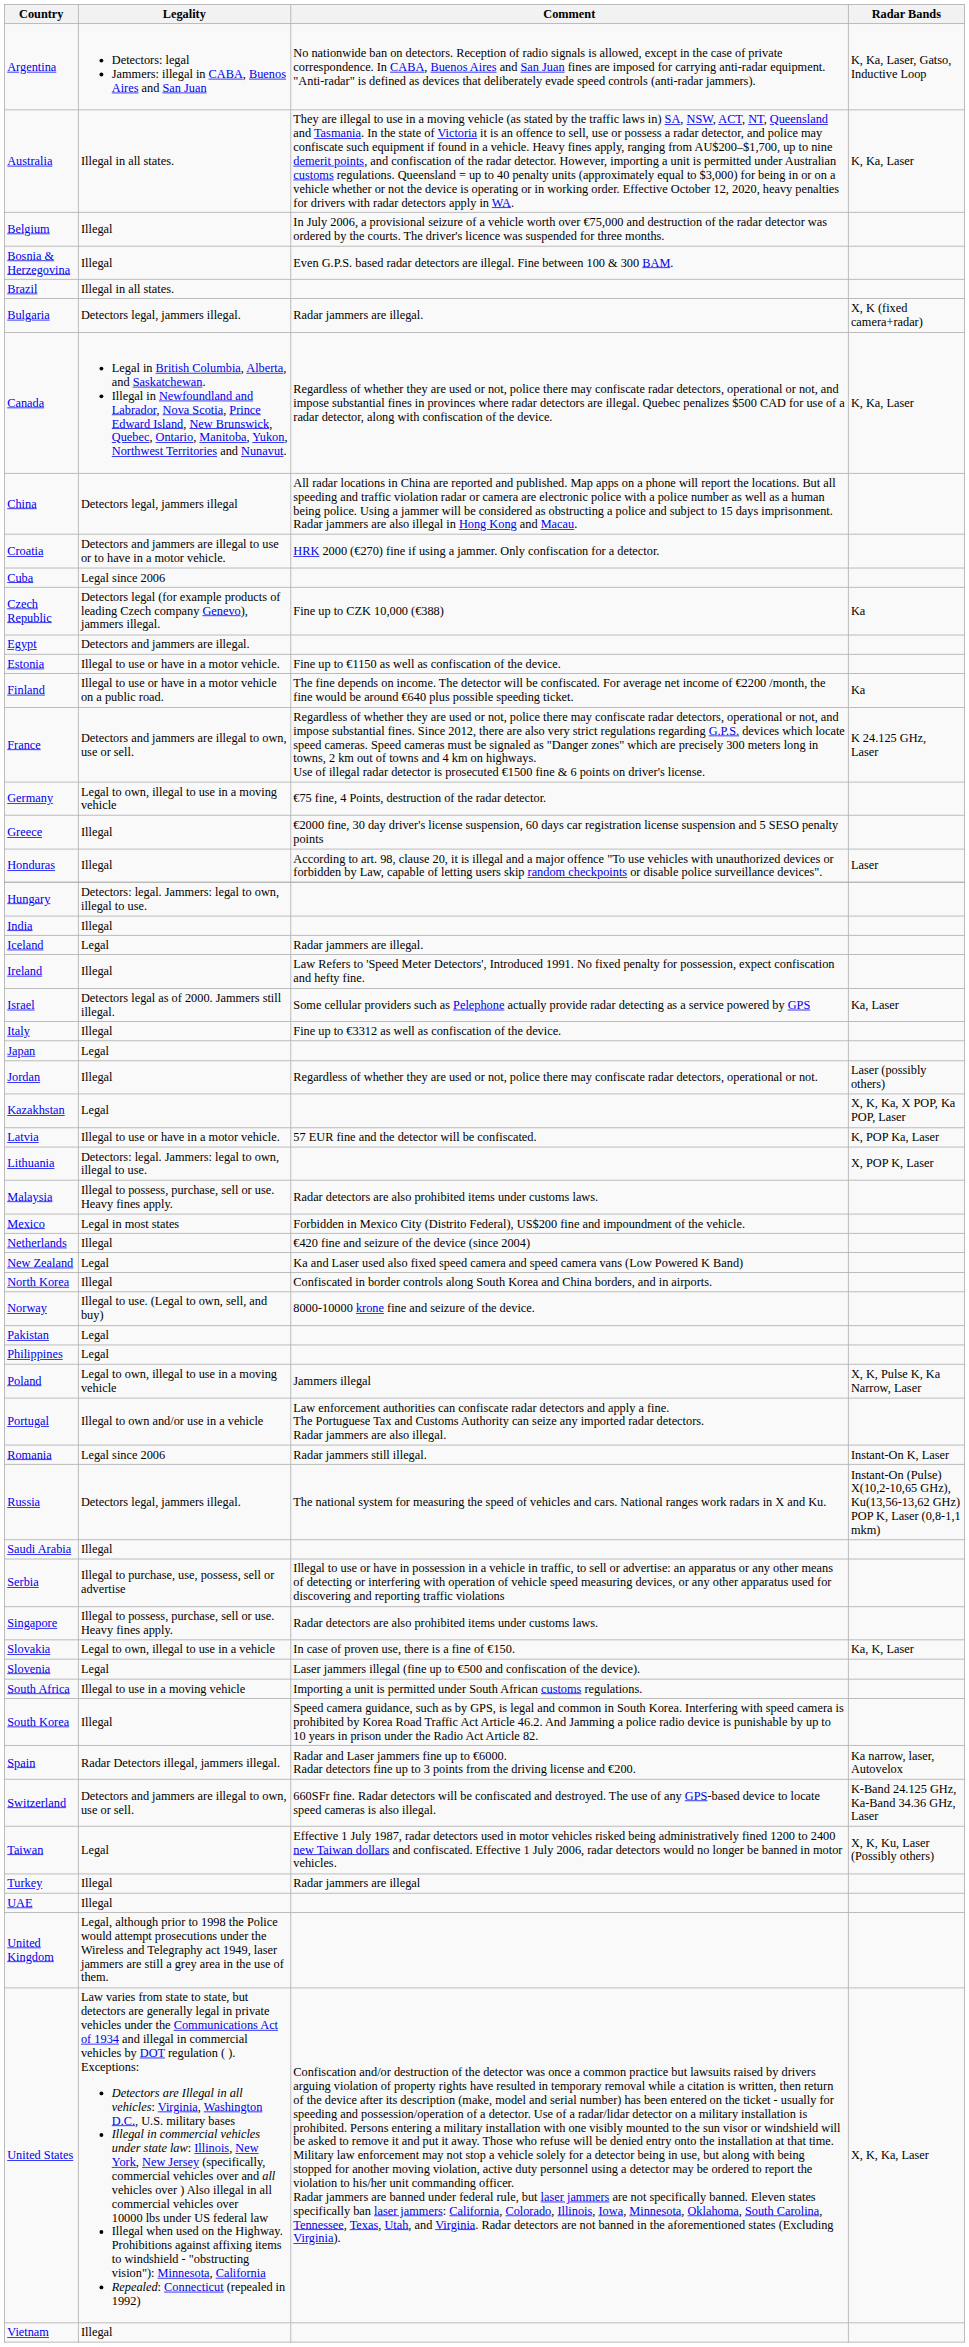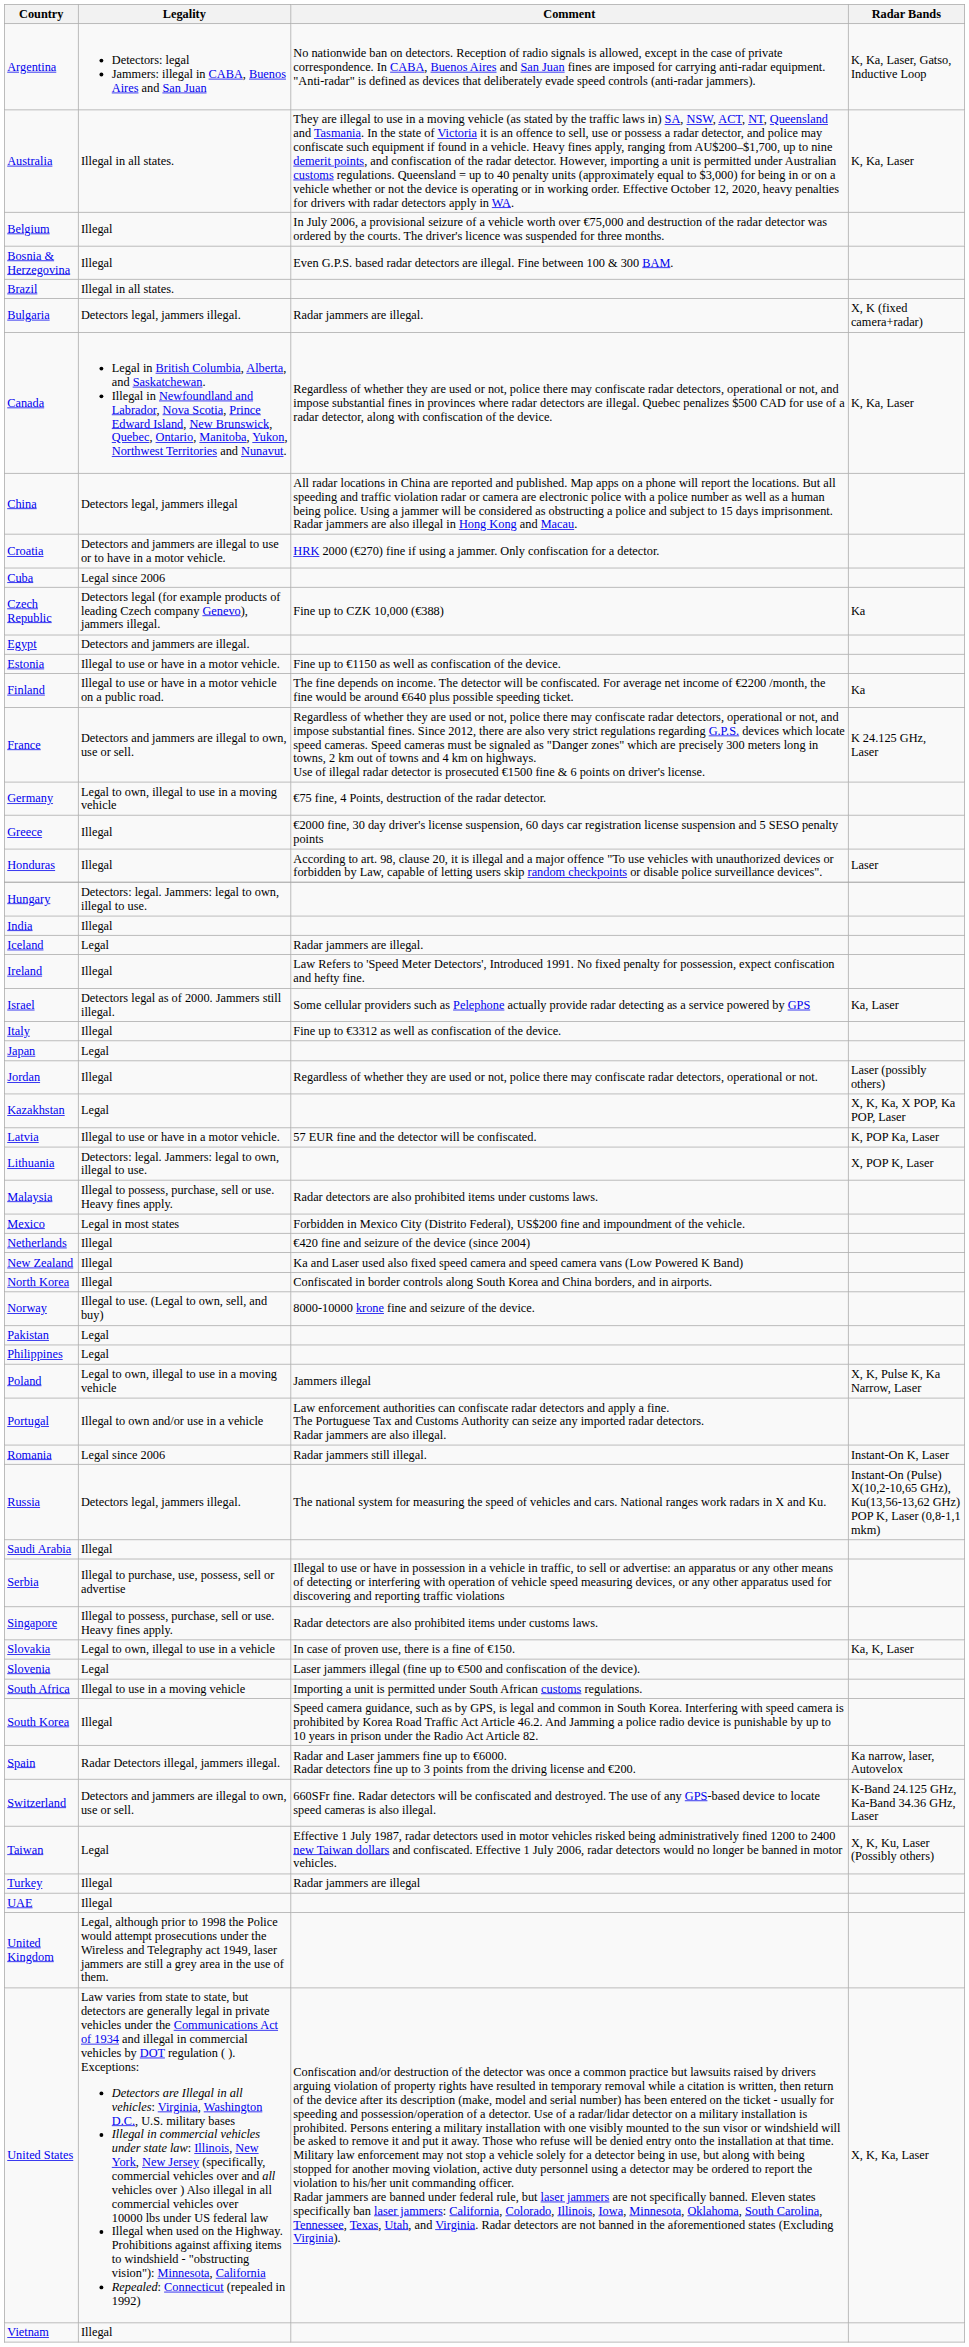(95, 1262) Legal -> (97, 1262) Illegal
